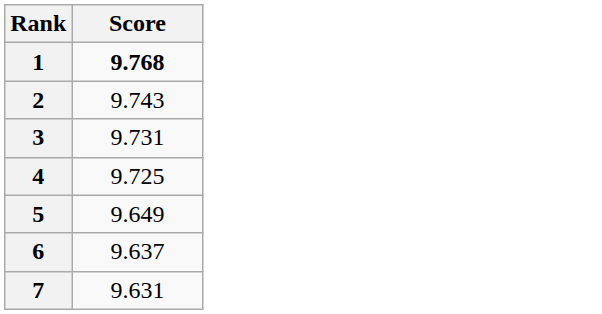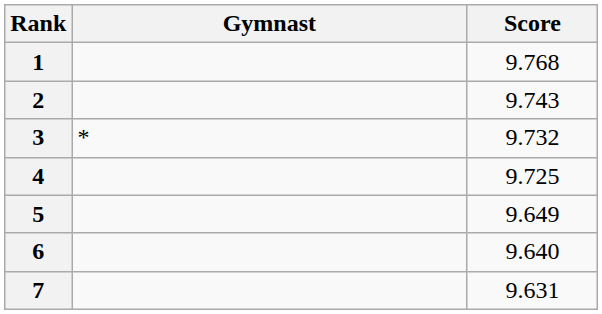+ column: (269, 23)
(137, 61) bold -> (532, 61) normal
(137, 137) 9.731 -> (532, 137) 9.732
(137, 251) 9.637 -> (532, 251) 9.640
